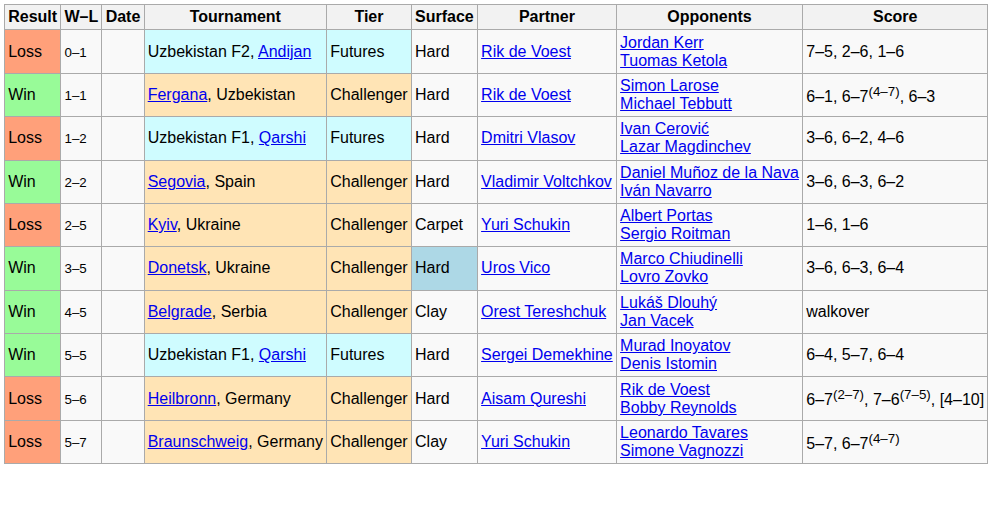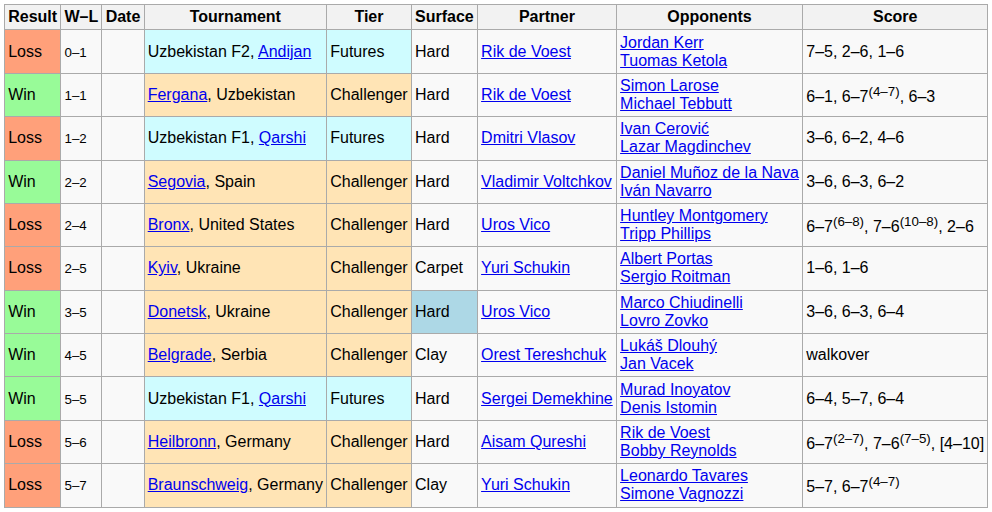+ row: (76, 226)
